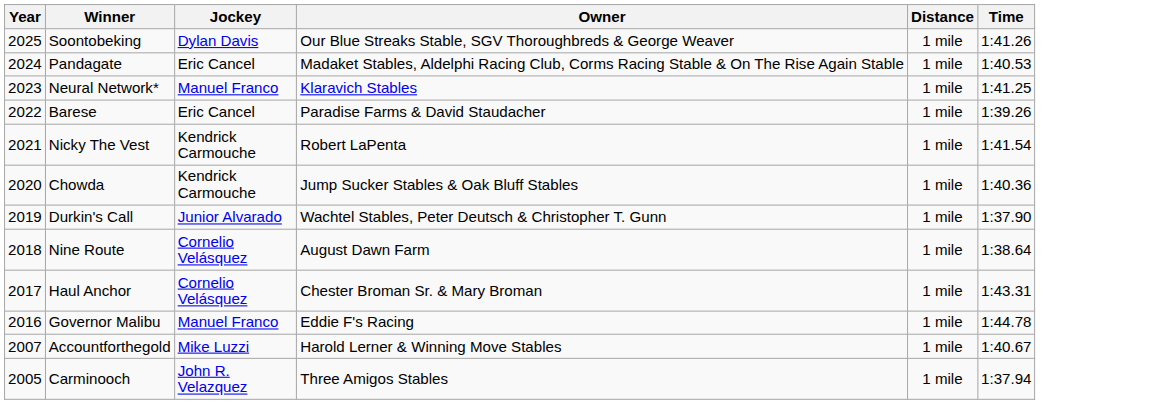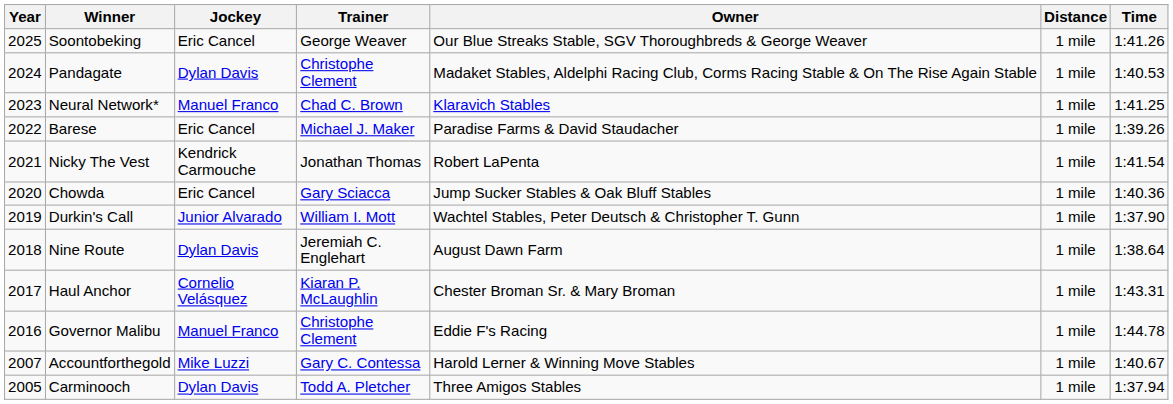+ column: (363, 17)
(218, 41) Dylan Davis -> (216, 41) Eric Cancel
(216, 65) Eric Cancel -> (218, 73) Dylan Davis
(217, 185) Kendrick Carmouche -> (216, 194) Eric Cancel
(213, 250) Cornelio Velásquez -> (218, 250) Dylan Davis
(213, 379) John R. Velazquez -> (218, 388) Dylan Davis
